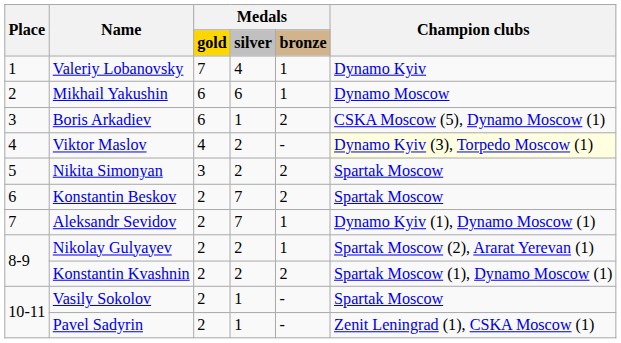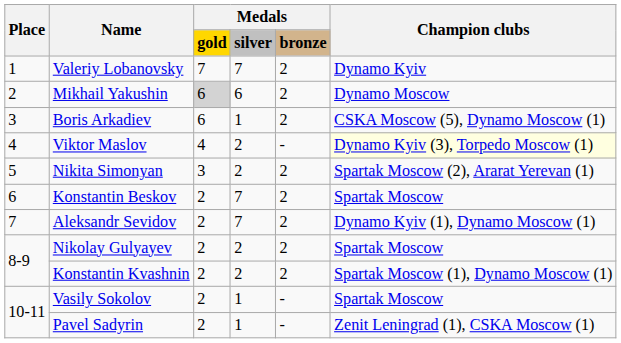(238, 68) 4 -> (238, 68) 7
(283, 68) 1 -> (283, 68) 2
(201, 94) no background -> (201, 94) lightgrey background
(283, 94) 1 -> (283, 94) 2
(389, 171) Spartak Moscow -> (464, 171) Spartak Moscow (2), Ararat Yerevan (1)
(283, 222) 1 -> (283, 222) 2
(283, 247) 1 -> (283, 247) 2
(464, 247) Spartak Moscow (2), Ararat Yerevan (1) -> (389, 247) Spartak Moscow
